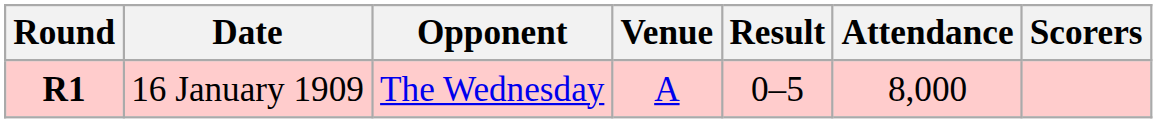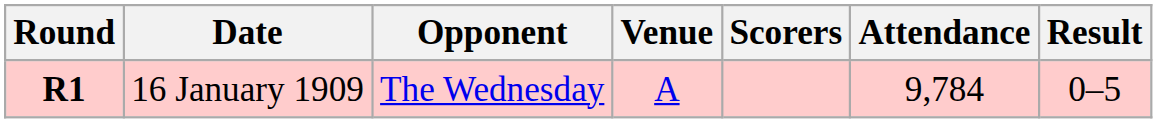columns swapped: (777, 32) <-> (1086, 32)
(928, 88) 8,000 -> (944, 88) 9,784
